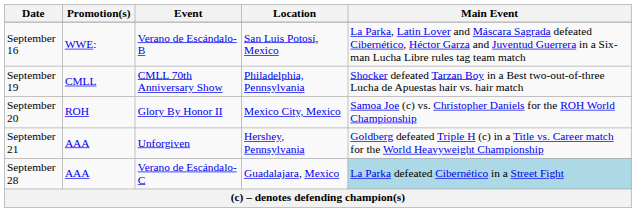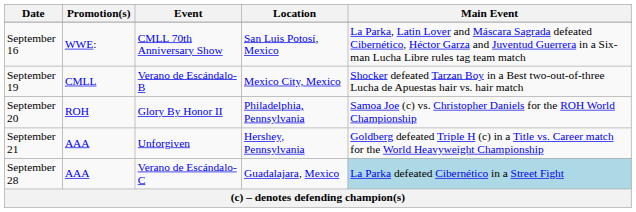(187, 44) Verano de Escándalo-B -> (180, 44) CMLL 70th Anniversary Show
(180, 81) CMLL 70th Anniversary Show -> (187, 81) Verano de Escándalo-B
(274, 81) Philadelphia, Pennsylvania -> (292, 81) Mexico City, Mexico
(292, 112) Mexico City, Mexico -> (274, 112) Philadelphia, Pennsylvania
